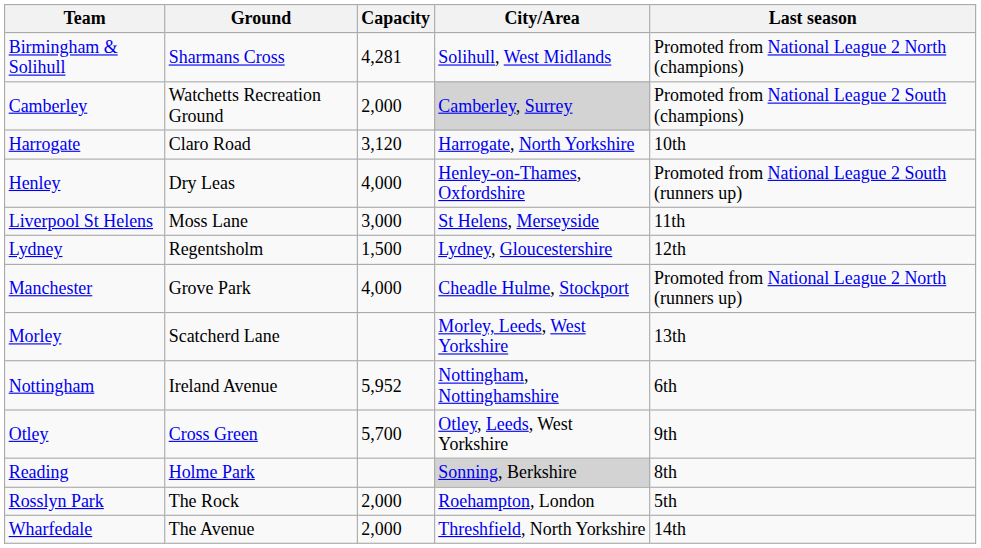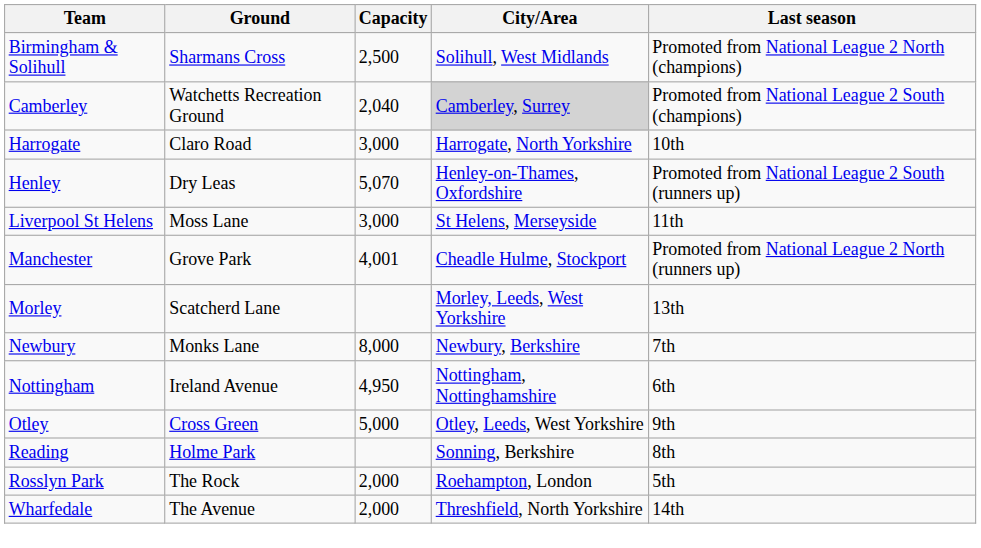(382, 57) 4,281 -> (379, 57) 2,500
(382, 105) 2,000 -> (379, 105) 2,040
(382, 144) 3,120 -> (379, 144) 3,000
(382, 182) 4,000 -> (379, 182) 5,070
- row: (36, 249)
(382, 288) 4,000 -> (379, 259) 4,001
+ row: (42, 346)
(382, 385) 5,952 -> (379, 385) 4,950
(382, 433) 5,700 -> (379, 423) 5,000
(507, 472) lightgrey background -> (505, 452) no background
